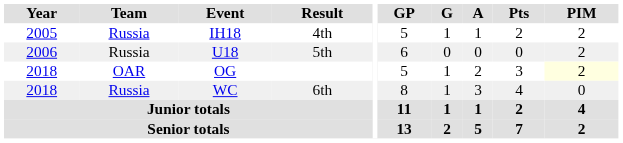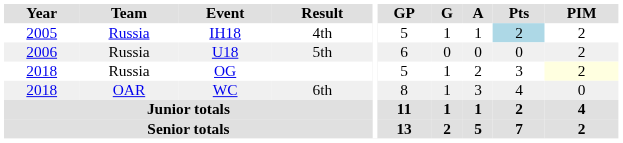(519, 32) no background -> (519, 32) lightblue background
(129, 71) OAR -> (129, 71) Russia
(129, 90) Russia -> (129, 90) OAR
